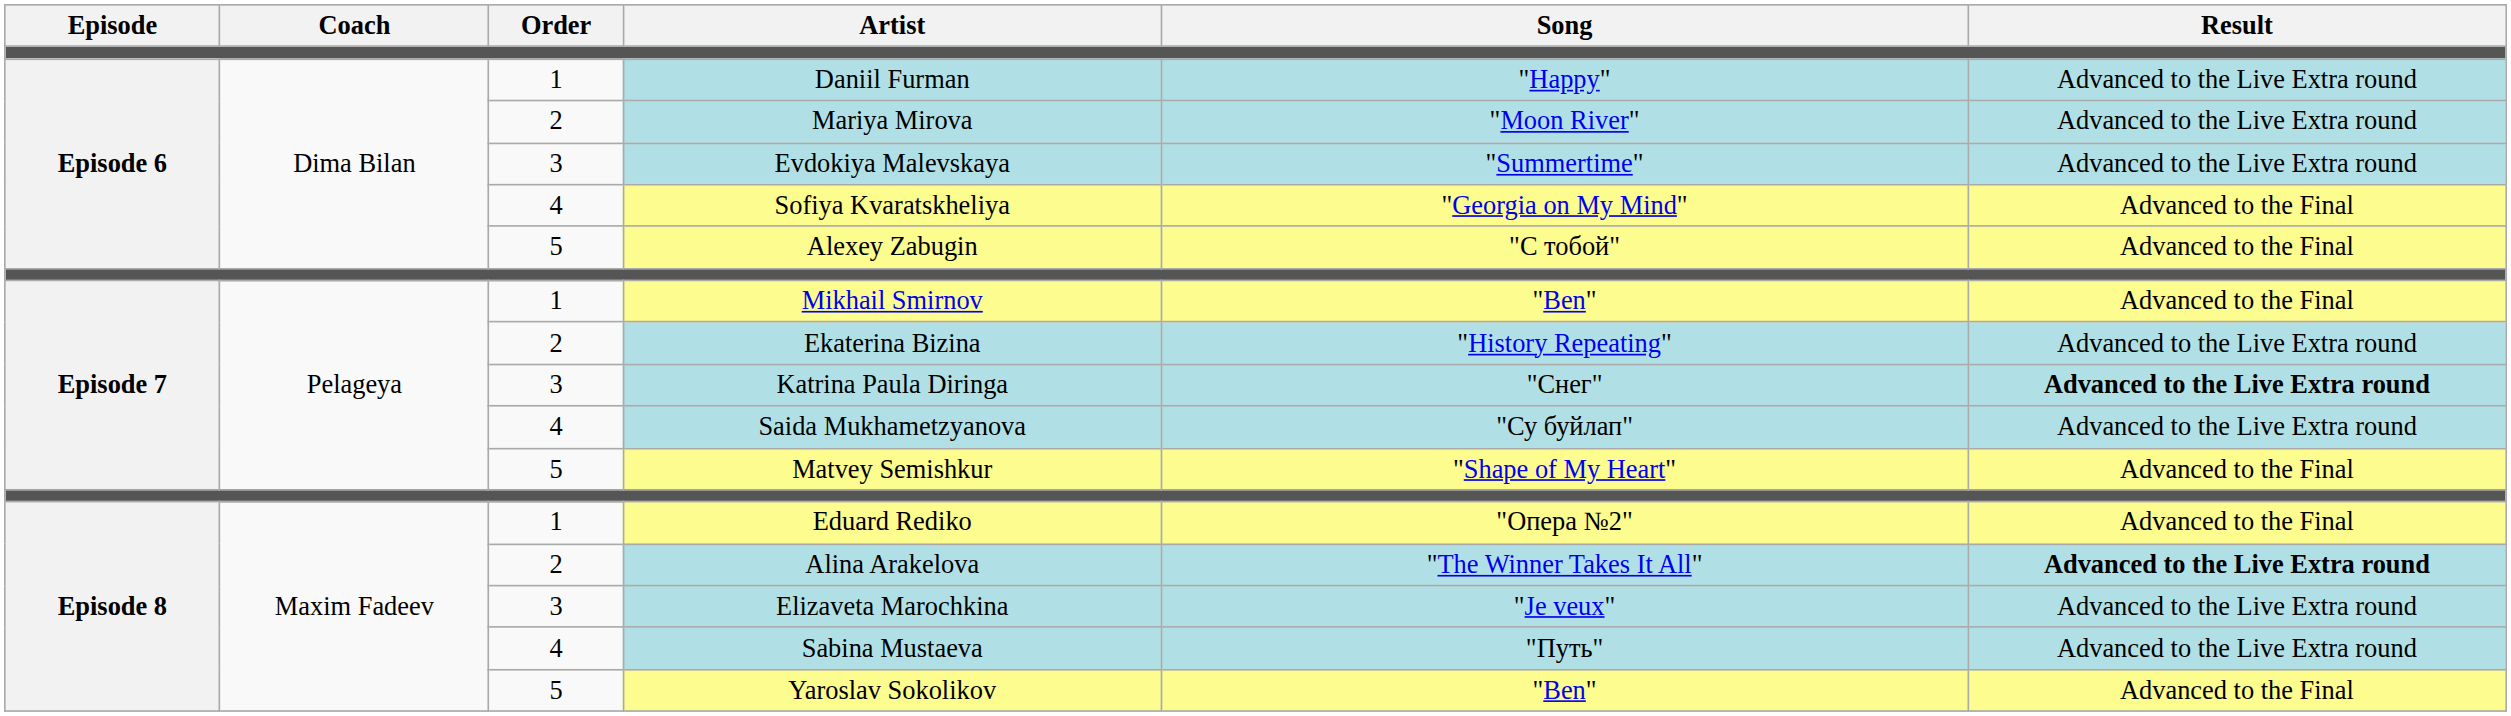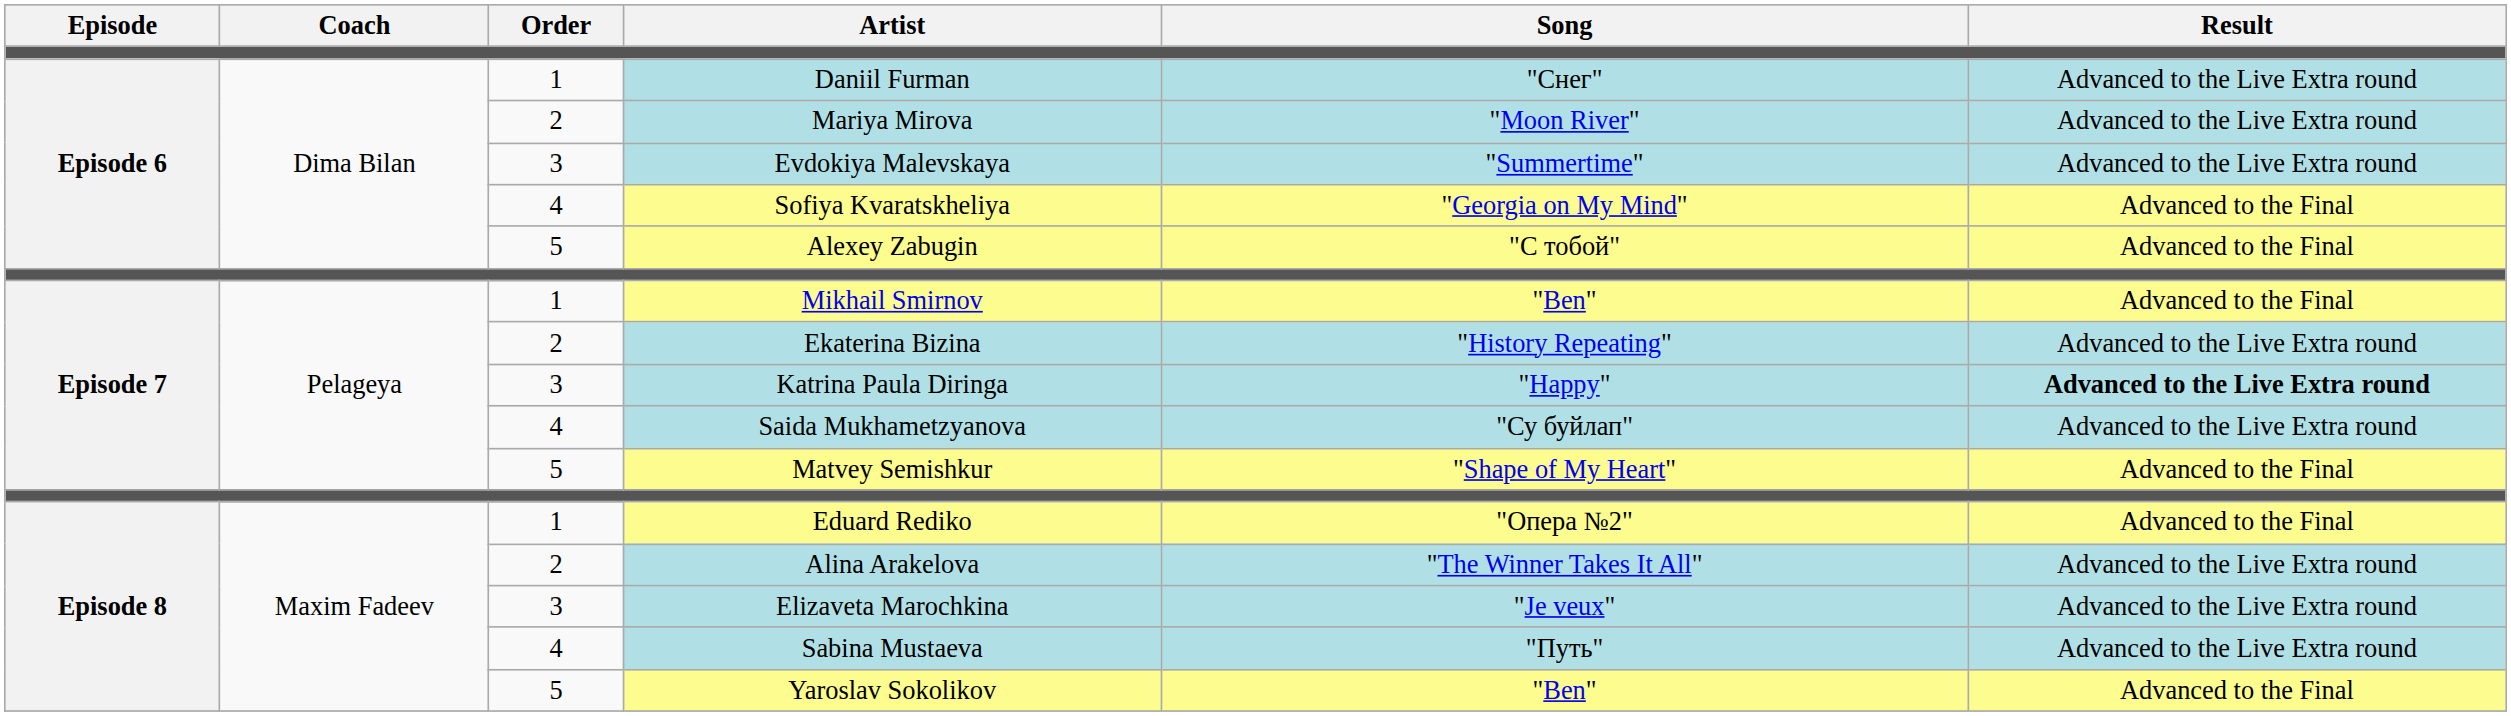(1565, 79) "Happy" -> (1565, 79) "Снег"
(1565, 384) "Снег" -> (1565, 384) "Happy"
(2237, 564) bold -> (2237, 564) normal
